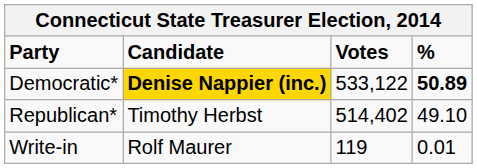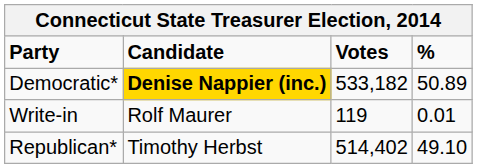(372, 83) 533,122 -> (372, 83) 533,182
(442, 83) bold -> (442, 83) normal
rows swapped: (63, 115) <-> (44, 147)
